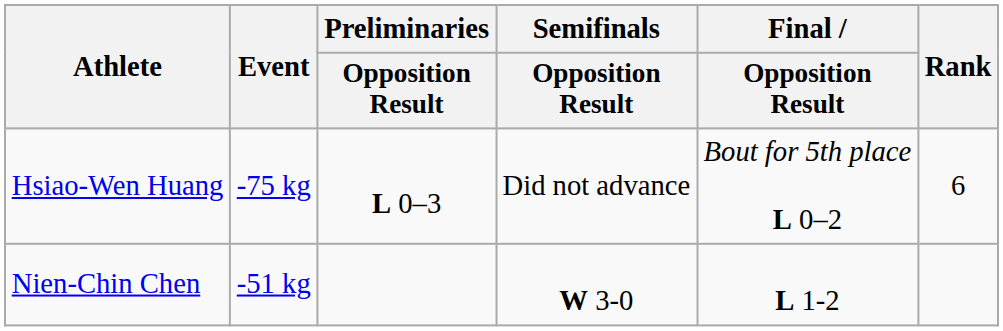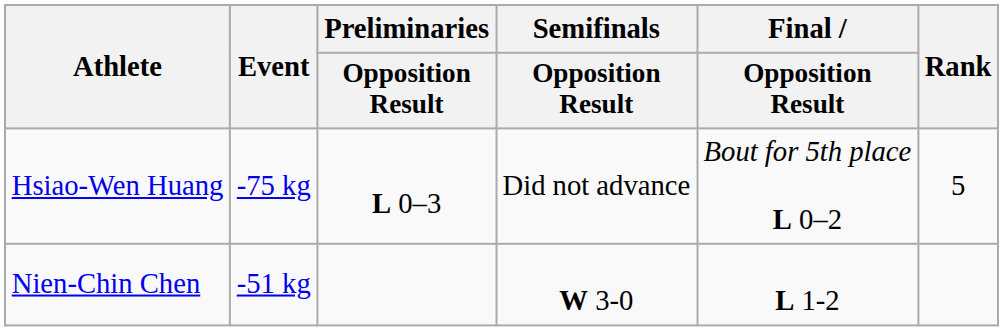(958, 186) 6 -> (958, 186) 5
